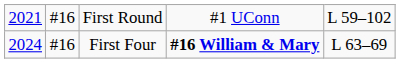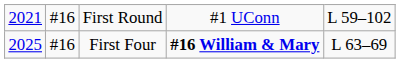(25, 44) 2024 -> (25, 44) 2025
